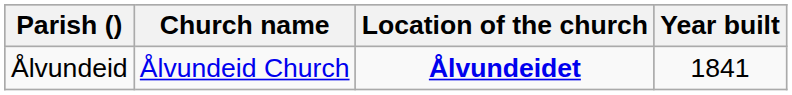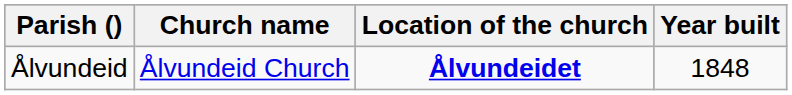(720, 67) 1841 -> (720, 67) 1848
